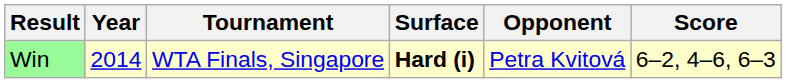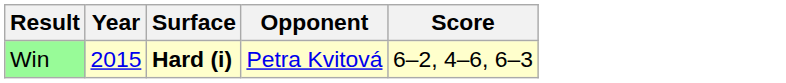- column: (268, 22)
(116, 58) 2014 -> (116, 58) 2015
